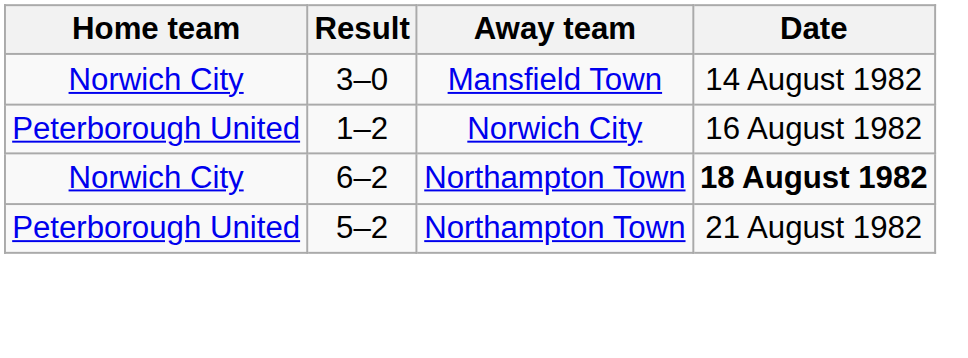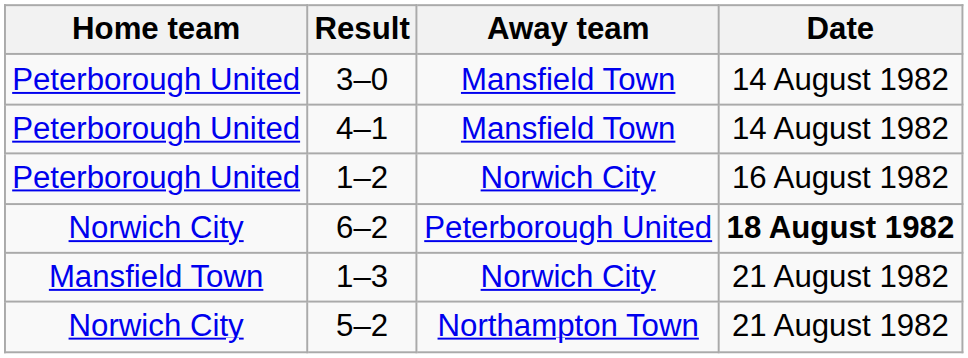(156, 78) Norwich City -> (156, 78) Peterborough United
+ row: (362, 128)
(555, 177) Northampton Town -> (568, 227) Peterborough United
+ row: (362, 276)
(156, 227) Peterborough United -> (156, 326) Norwich City
